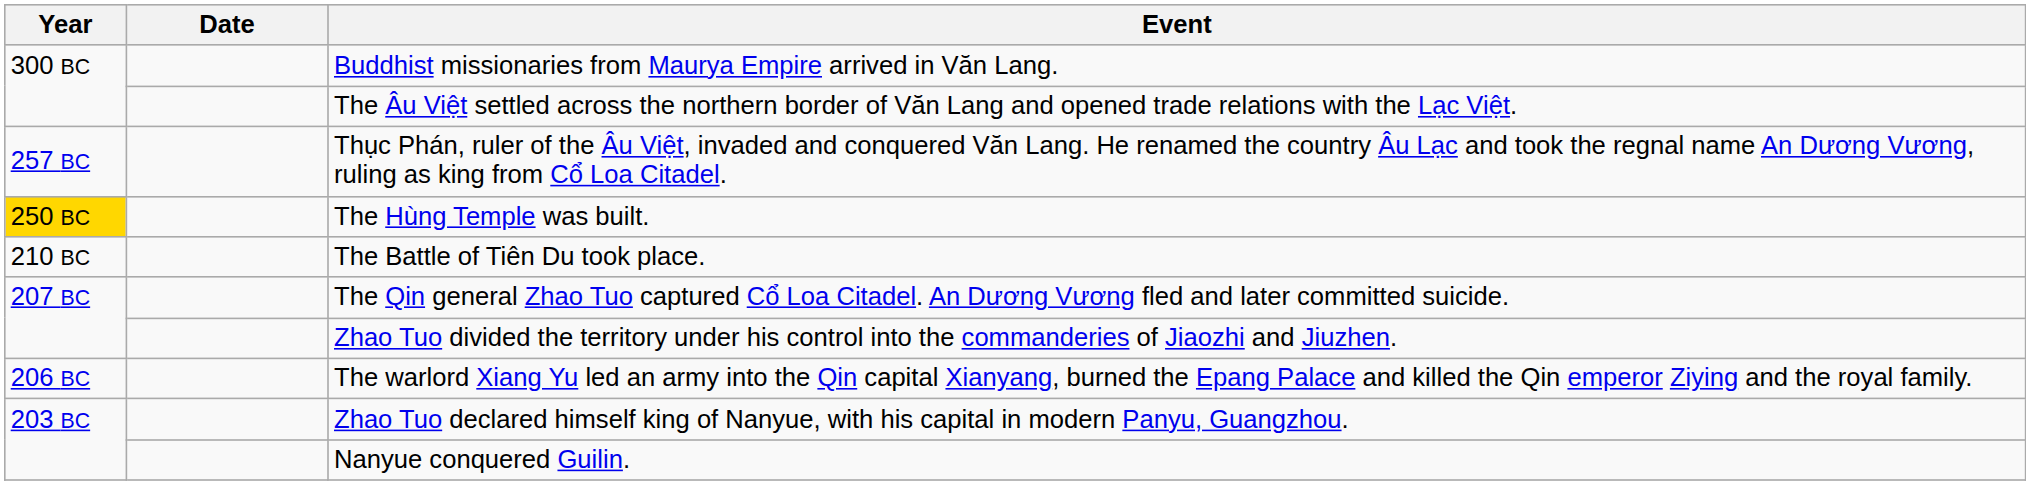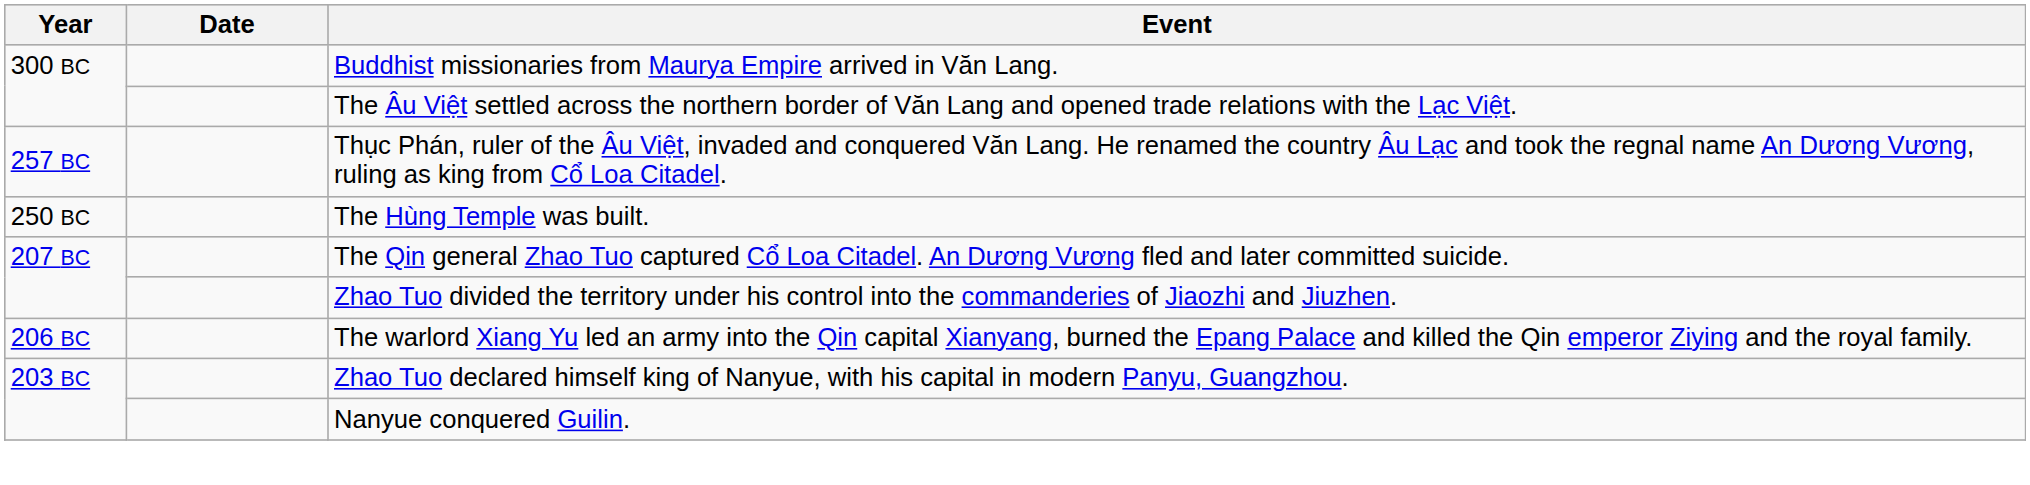(50, 216) gold background -> (50, 216) no background
- row: (520, 256)
